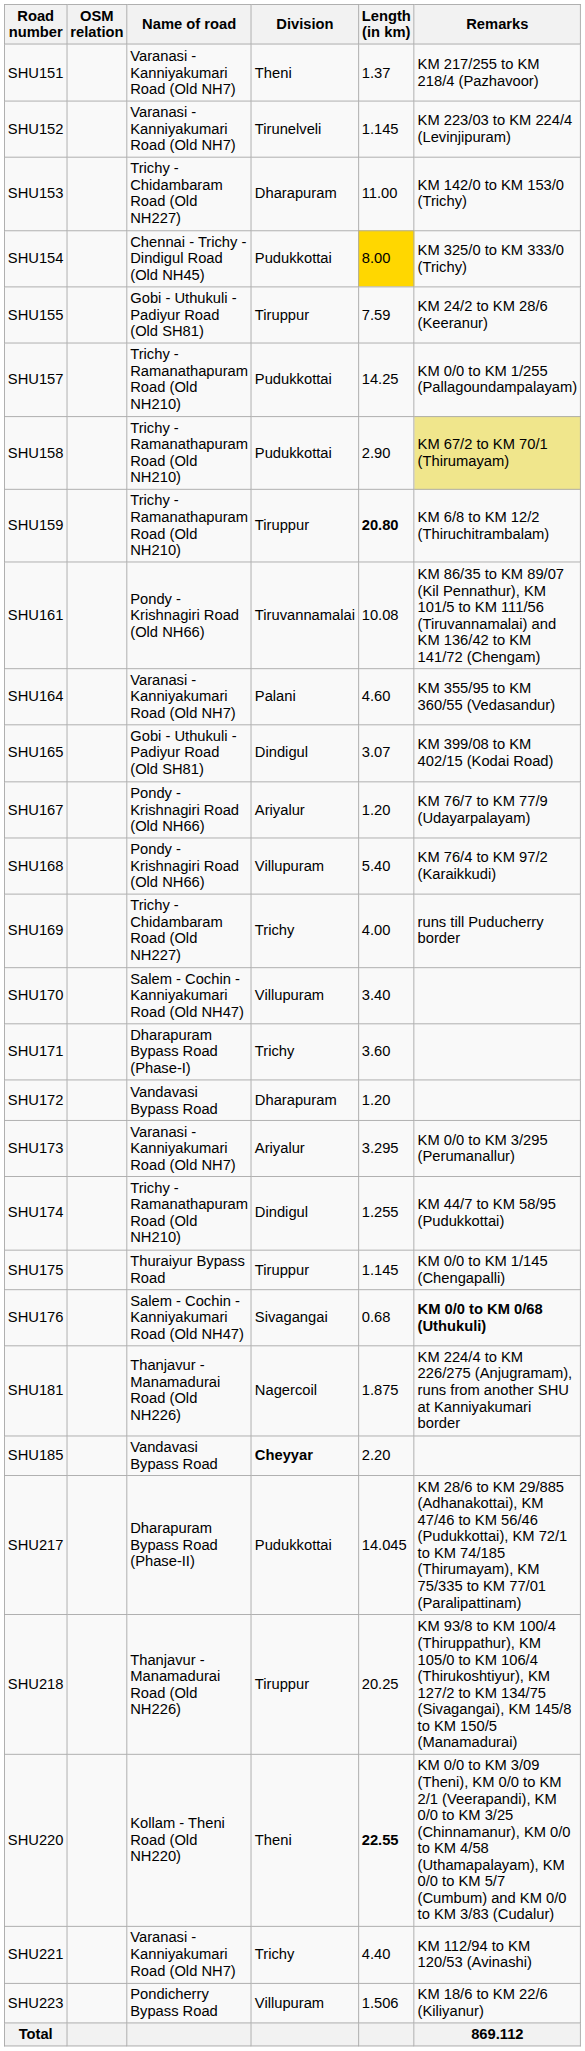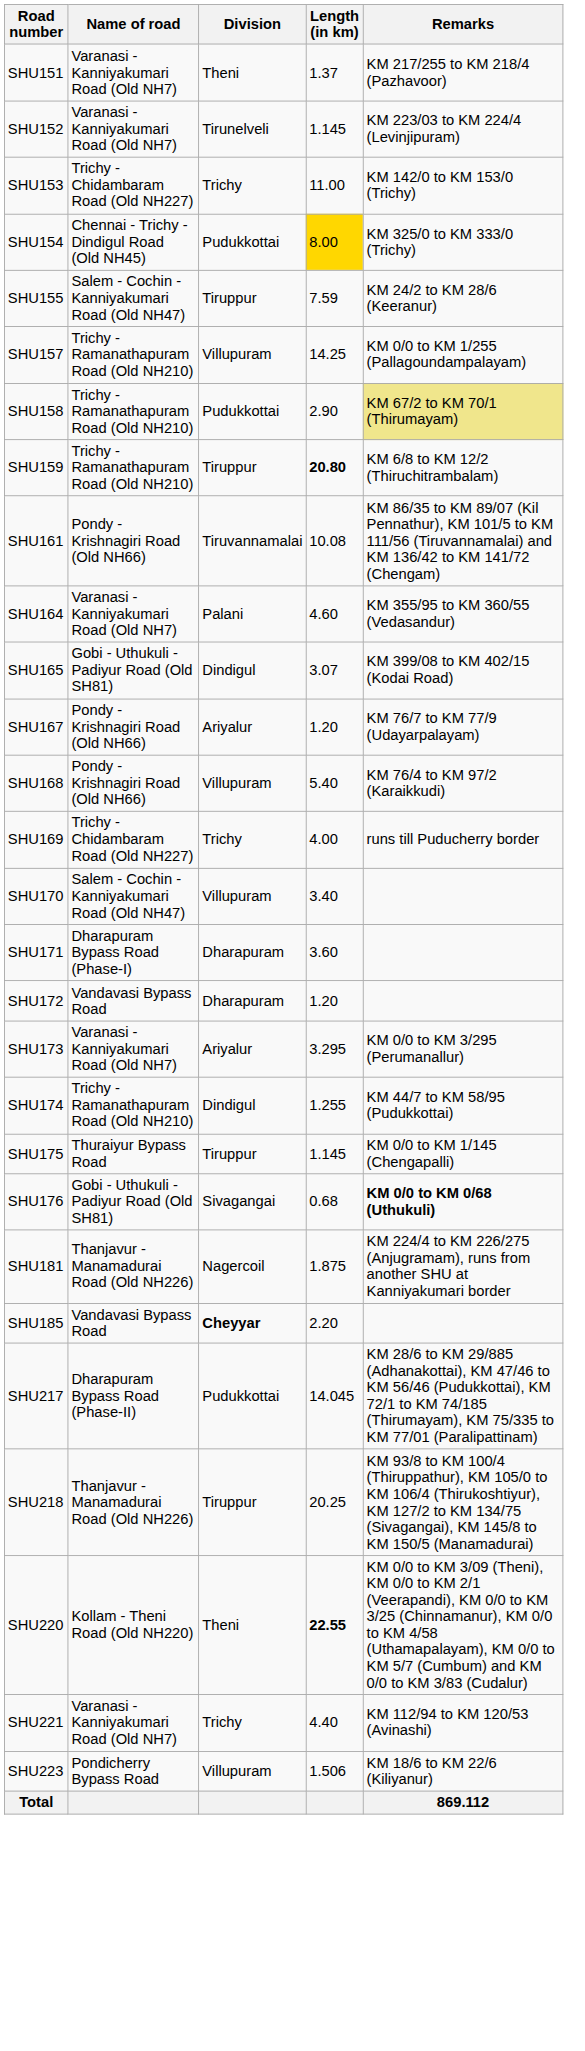- column: (97, 24)
(296, 193) Dharapuram -> (222, 185) Trichy
(183, 315) Gobi - Uthukuli - Padiyur Road (Old SH81) -> (128, 298) Salem - Cochin - Kanniyakumari Road (Old NH47)
(293, 379) Pudukkottai -> (237, 354) Villupuram
(275, 1052) Trichy -> (243, 952) Dharapuram
(187, 1317) Salem - Cochin - Kanniyakumari Road (Old NH47) -> (132, 1201) Gobi - Uthukuli - Padiyur Road (Old SH81)
